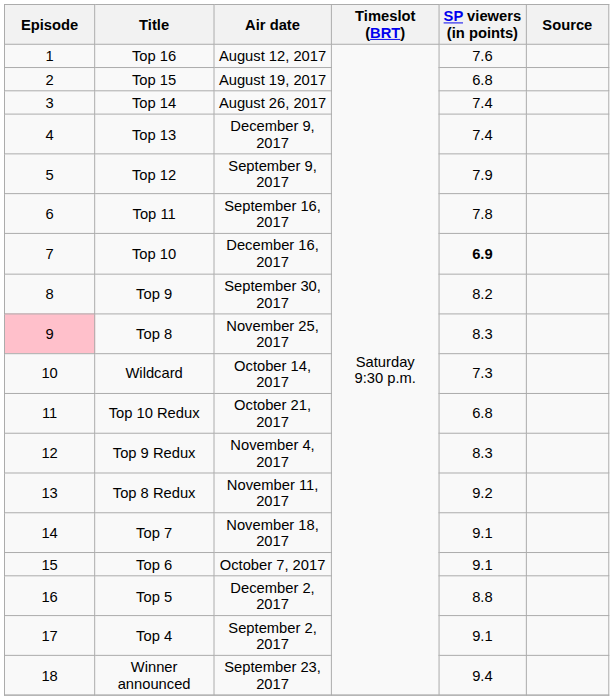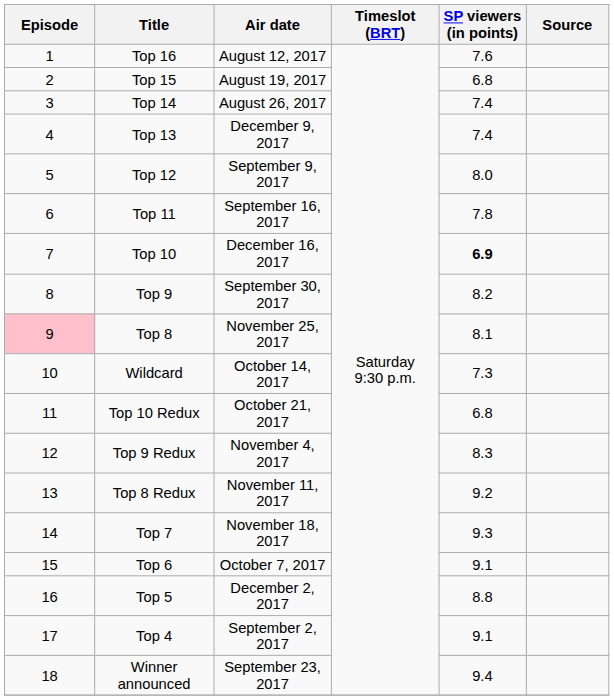(482, 174) 7.9 -> (482, 174) 8.0
(482, 334) 8.3 -> (482, 334) 8.1
(482, 533) 9.1 -> (482, 533) 9.3
